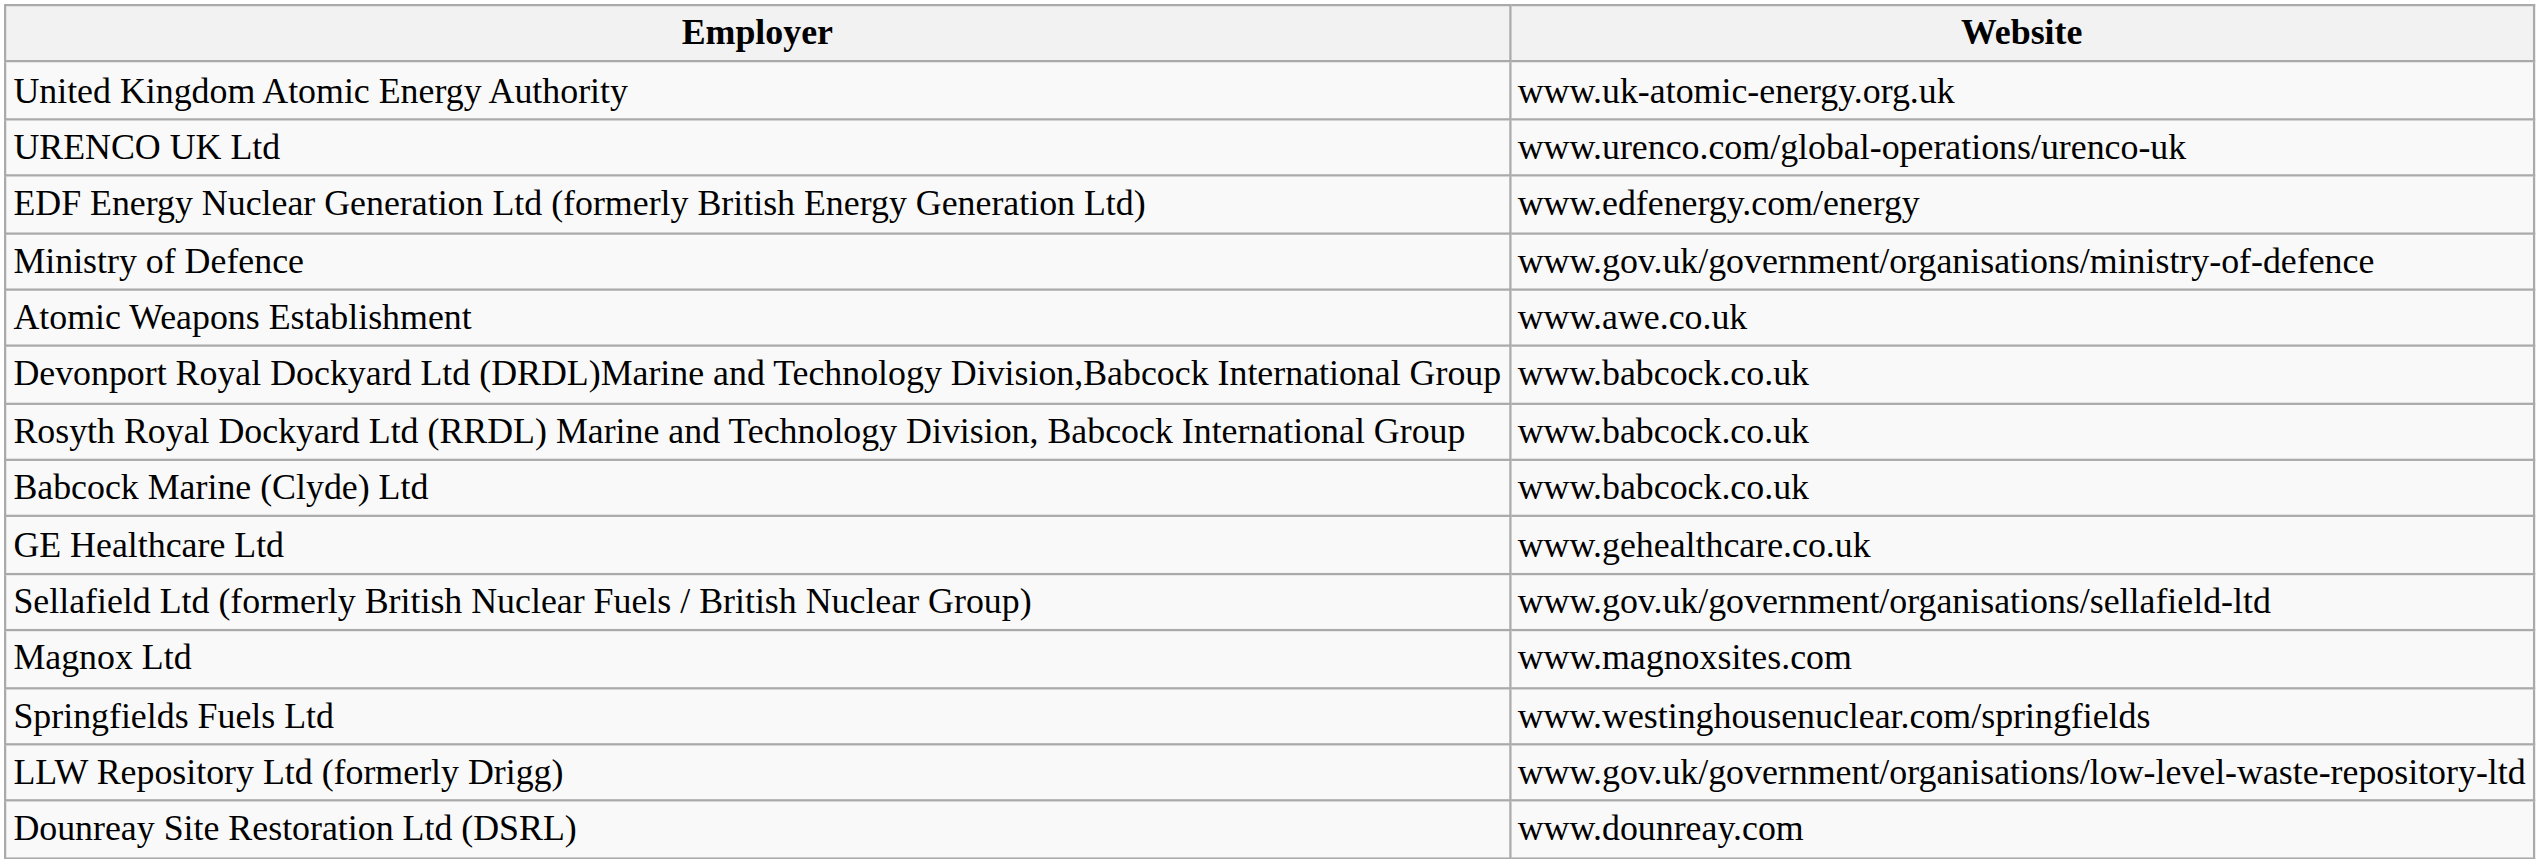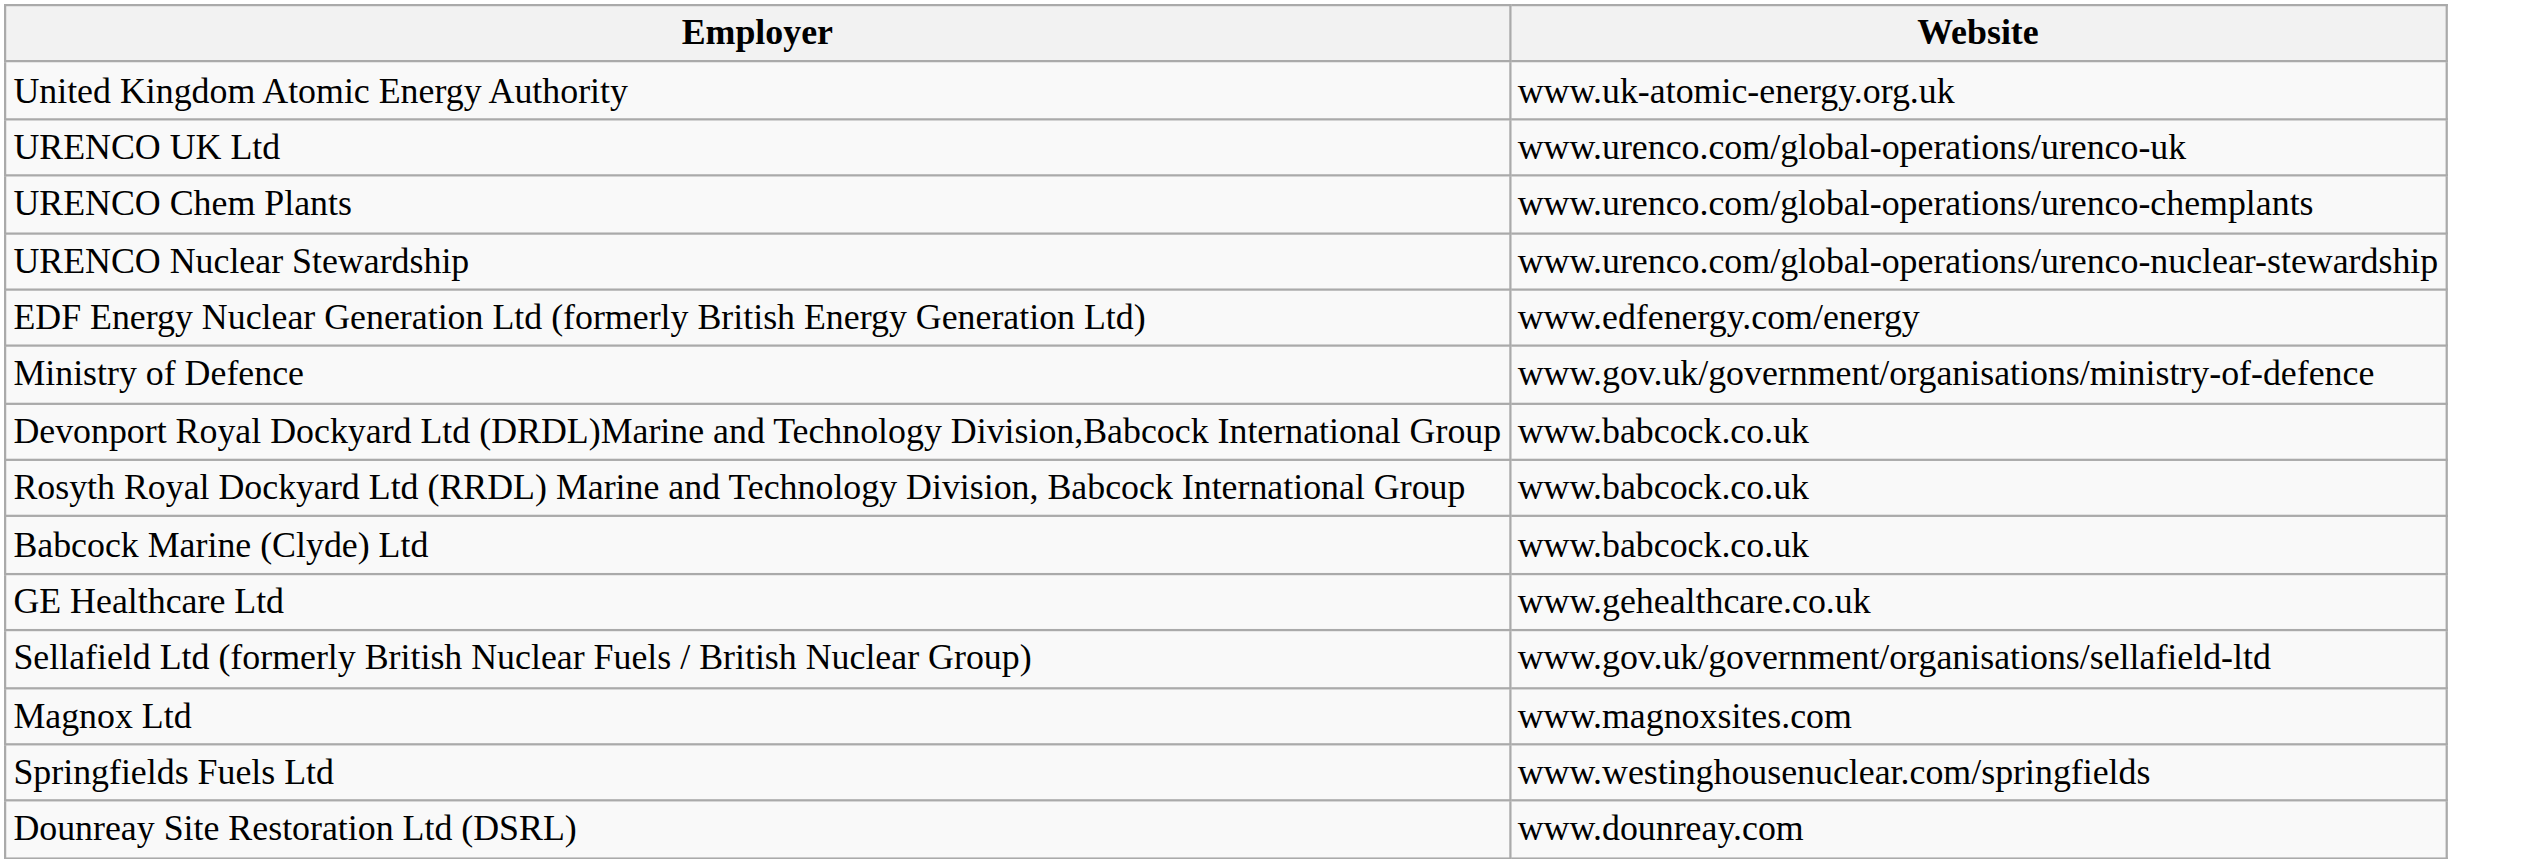+ row: (183, 203)
+ row: (241, 260)
- row: (243, 317)
- row: (288, 771)
